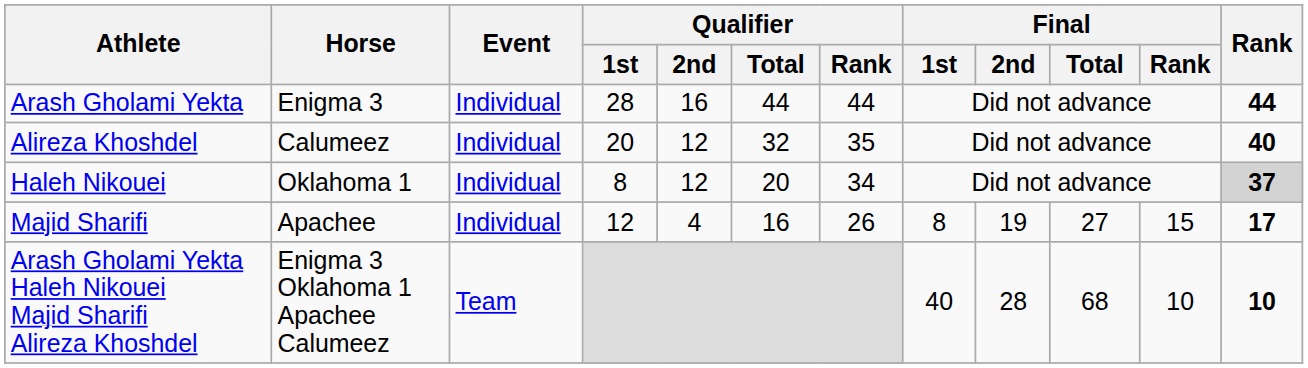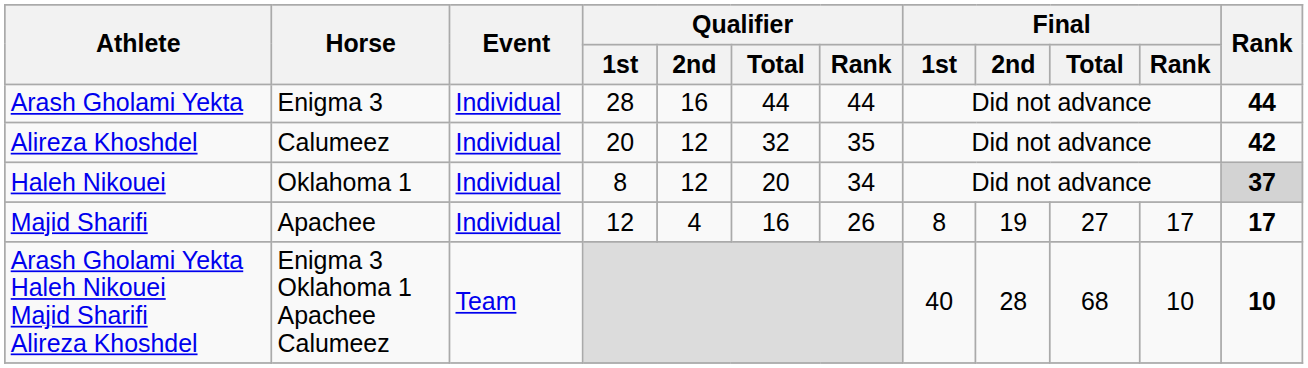(1262, 143) 40 -> (1262, 143) 42
(1180, 222) 15 -> (1180, 222) 17
